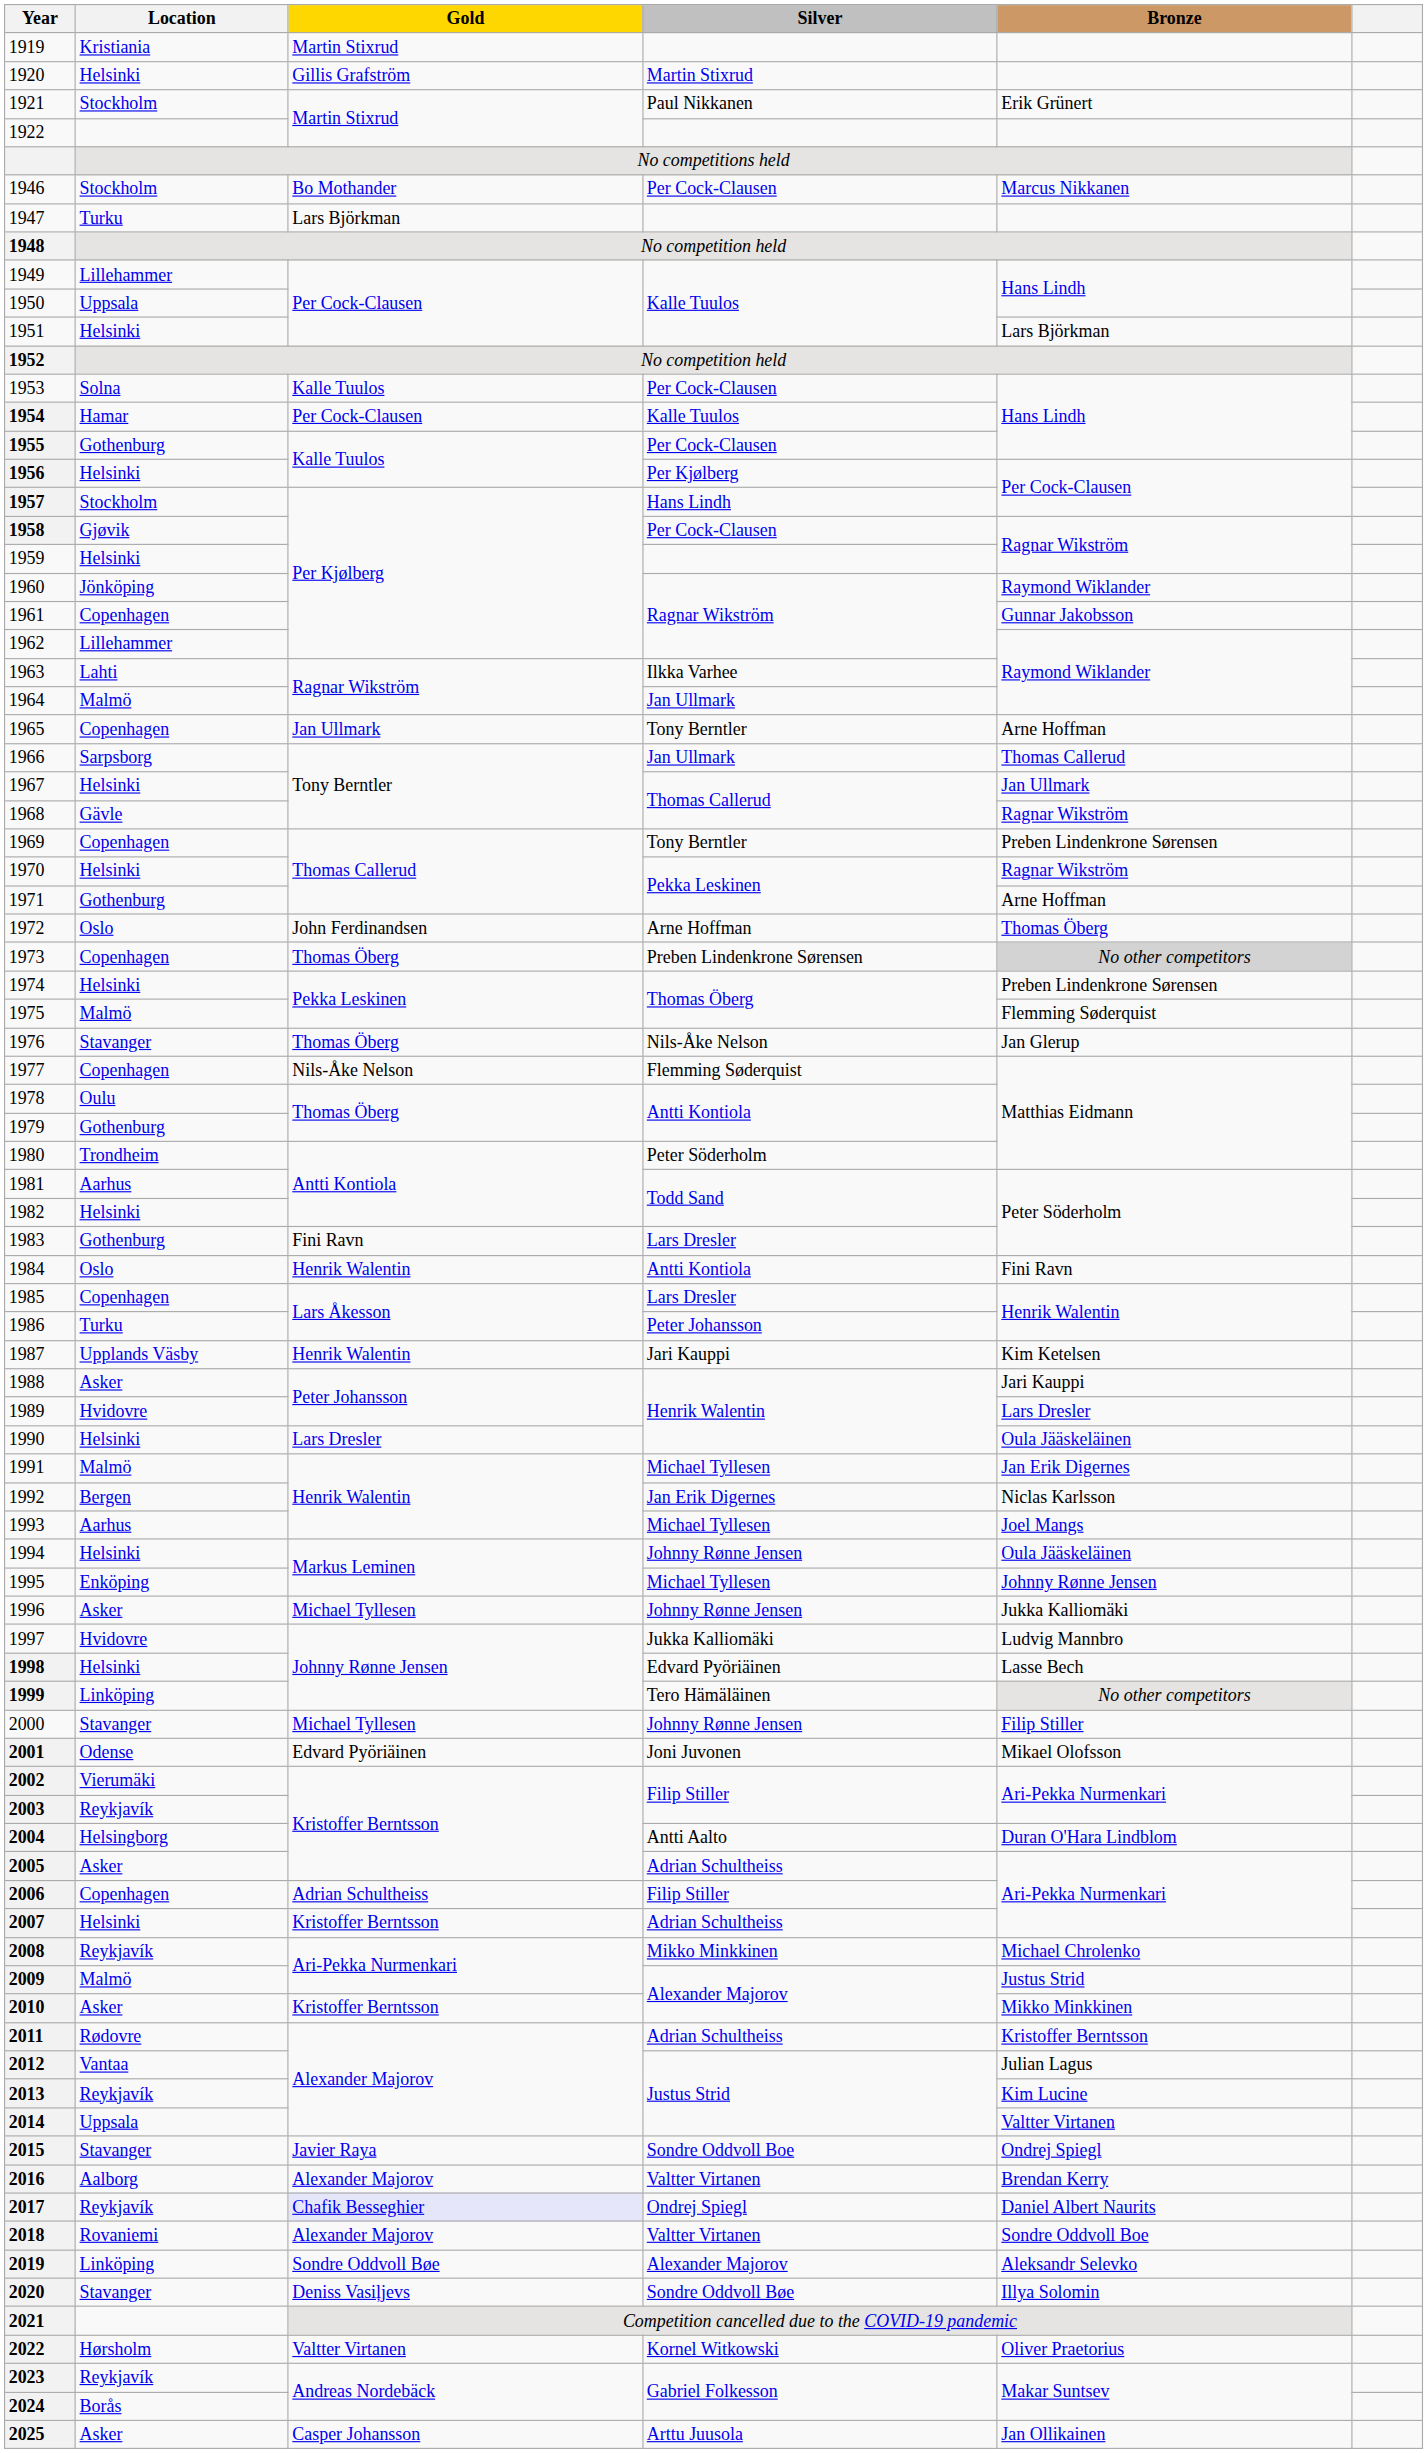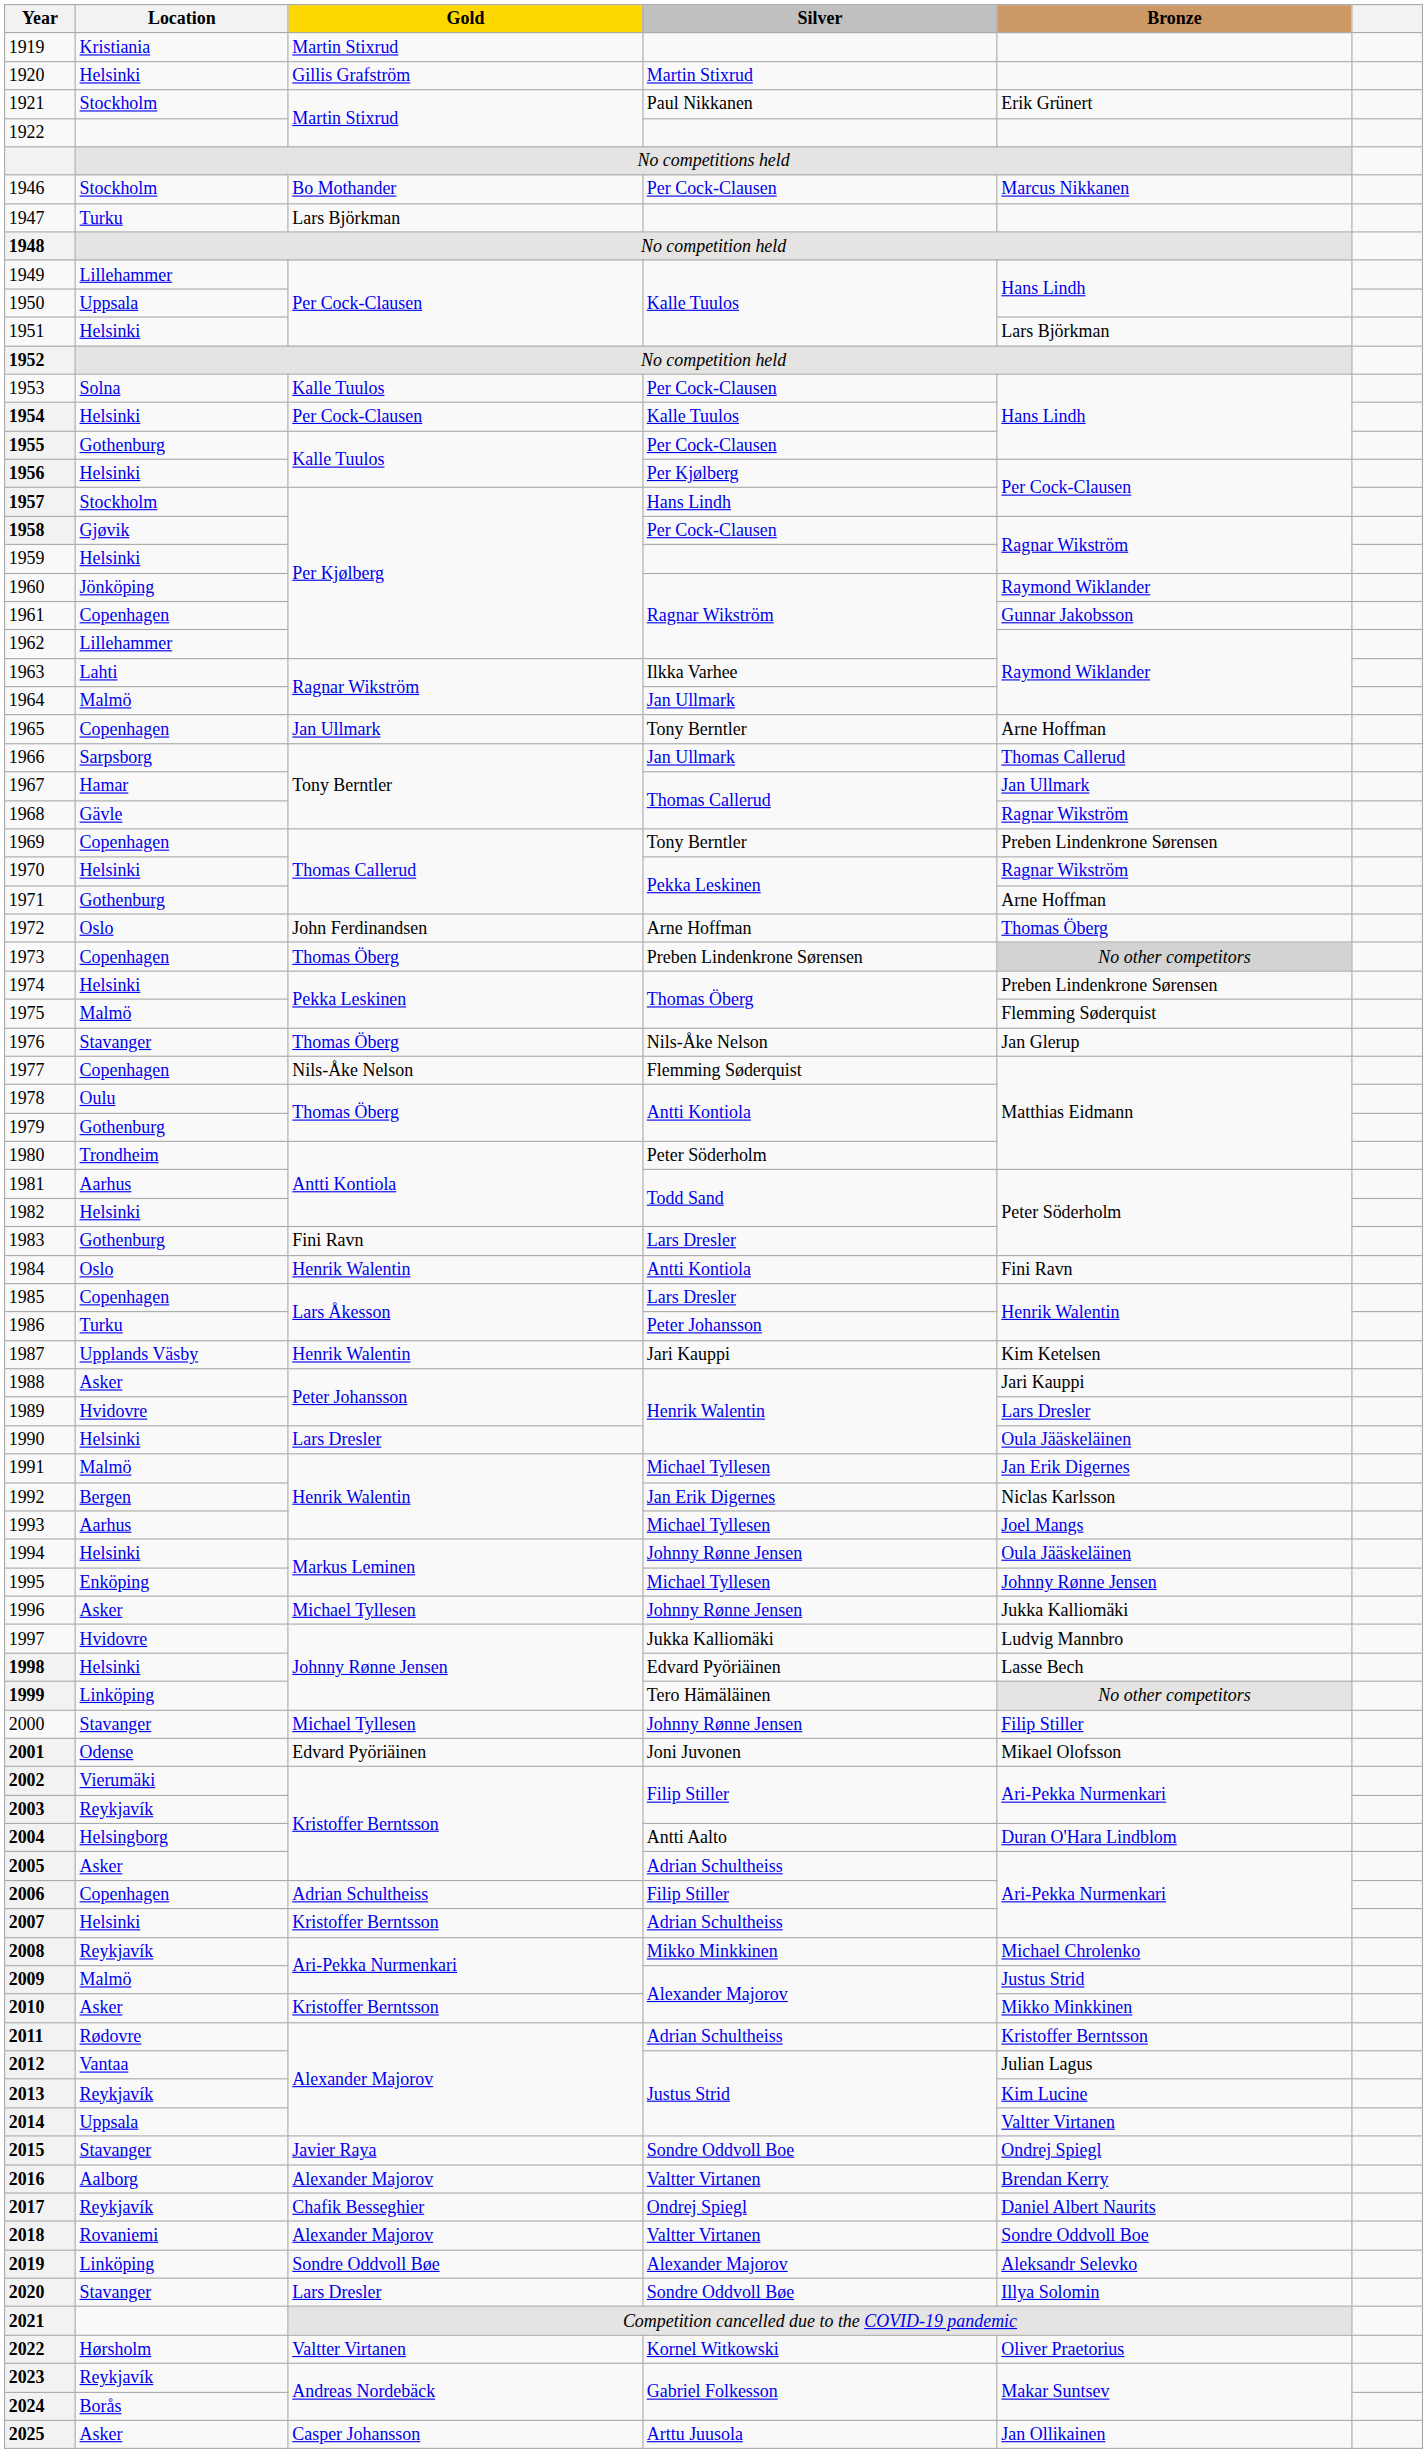(104, 416) Hamar -> (110, 416) Helsinki
(110, 786) Helsinki -> (104, 786) Hamar
(358, 2207) lavender background -> (358, 2207) no background
(351, 2292) Deniss Vasiļjevs -> (337, 2292) Lars Dresler
